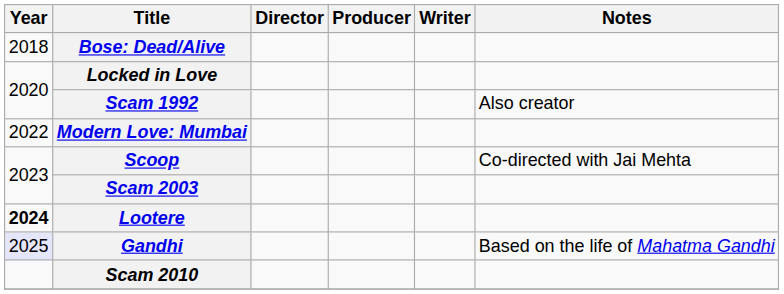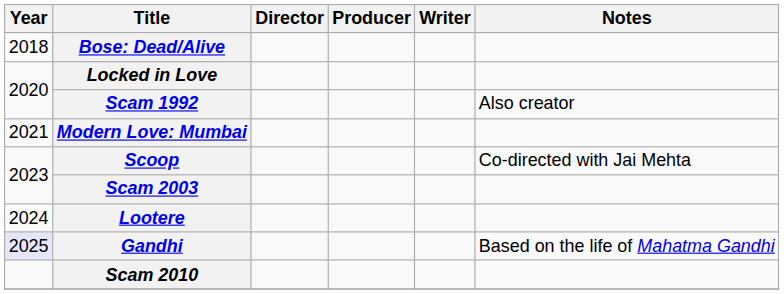(29, 132) 2022 -> (29, 132) 2021
(29, 217) bold -> (29, 217) normal
